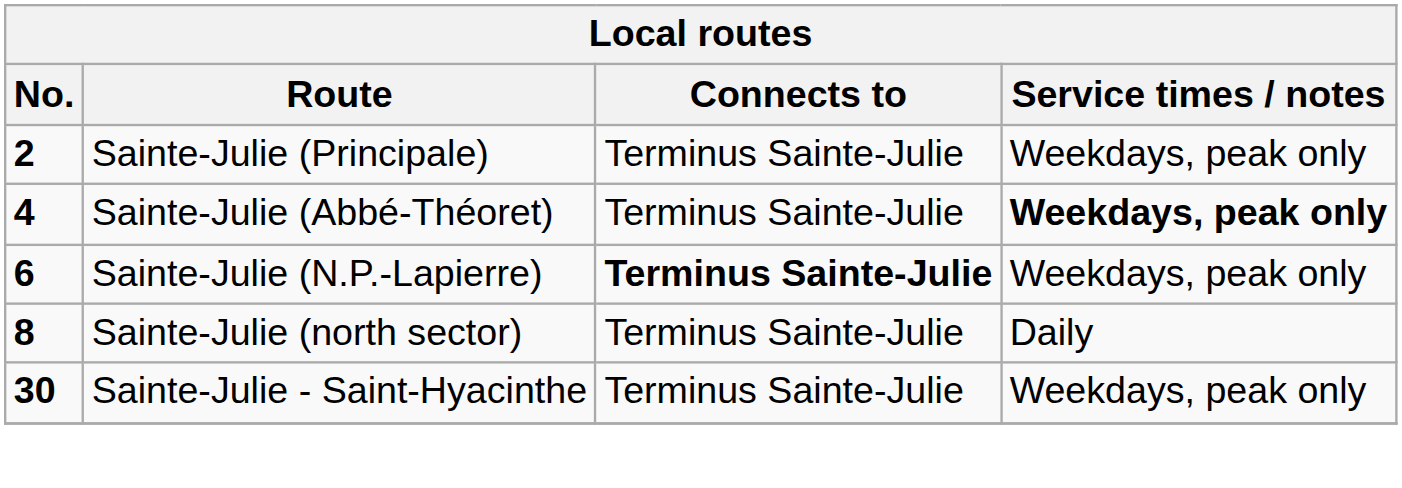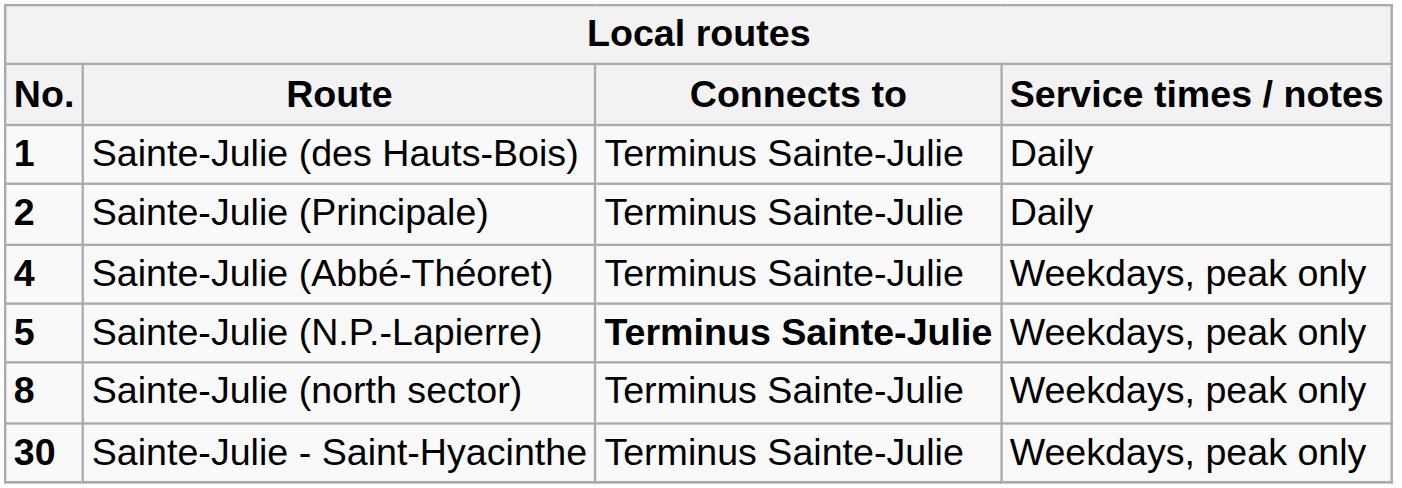+ row: (335, 153)
(1188, 153) Weekdays, peak only -> (1051, 213) Daily
(1198, 213) bold -> (1188, 272) normal
(24, 272) 6 -> (24, 332) 5
(1051, 332) Daily -> (1188, 392) Weekdays, peak only
